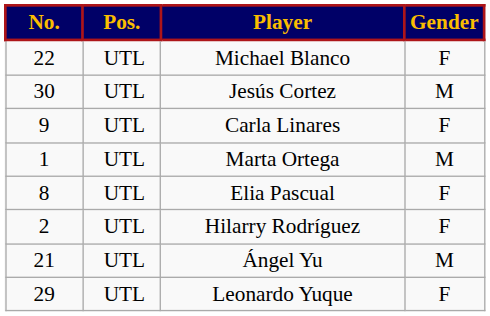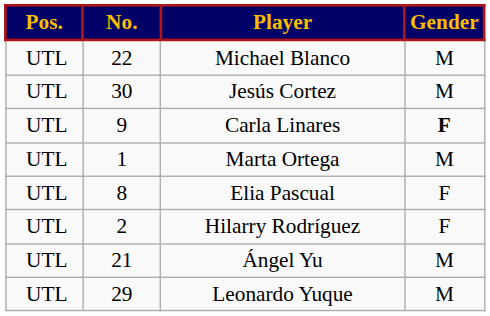columns swapped: (44, 22) <-> (122, 22)
(444, 57) F -> (444, 57) M
(444, 125) normal -> (444, 125) bold
(444, 294) F -> (444, 294) M
